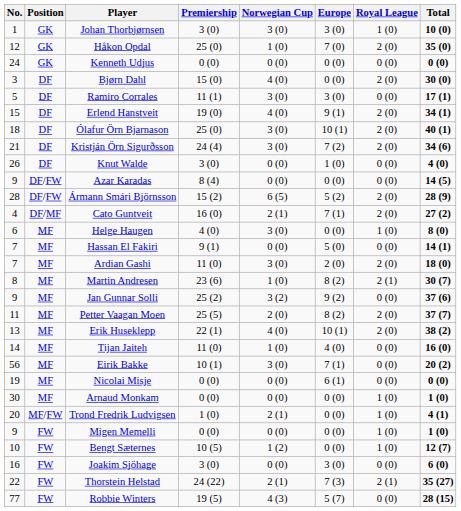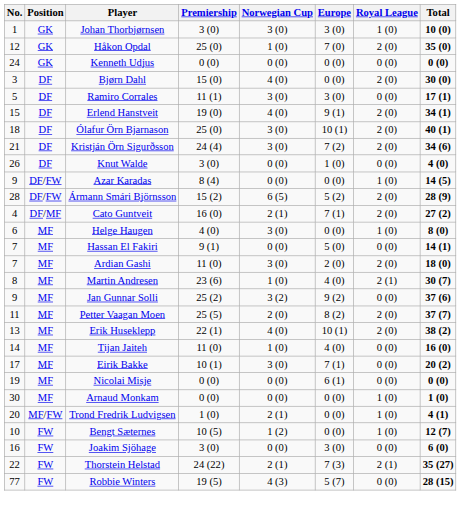(387, 180) 0 (0) -> (387, 180) 1 (0)
(334, 280) 8 (2) -> (334, 280) 4 (0)
(15, 364) 56 -> (15, 364) 17
- row: (122, 431)
